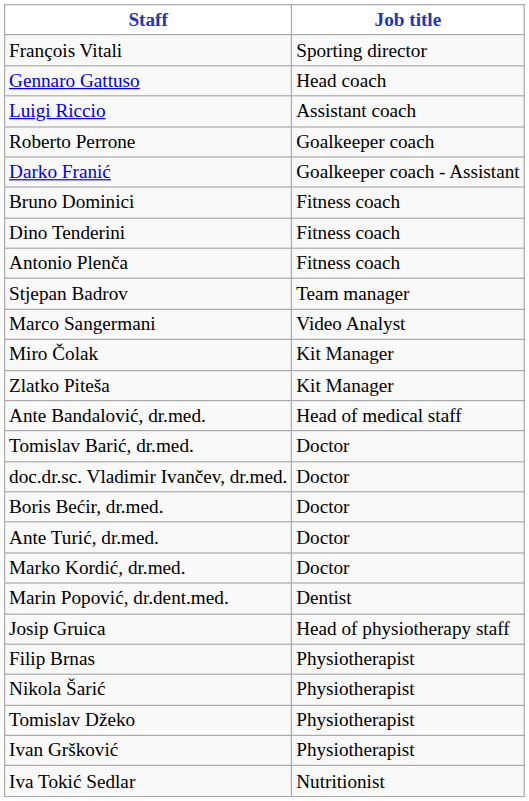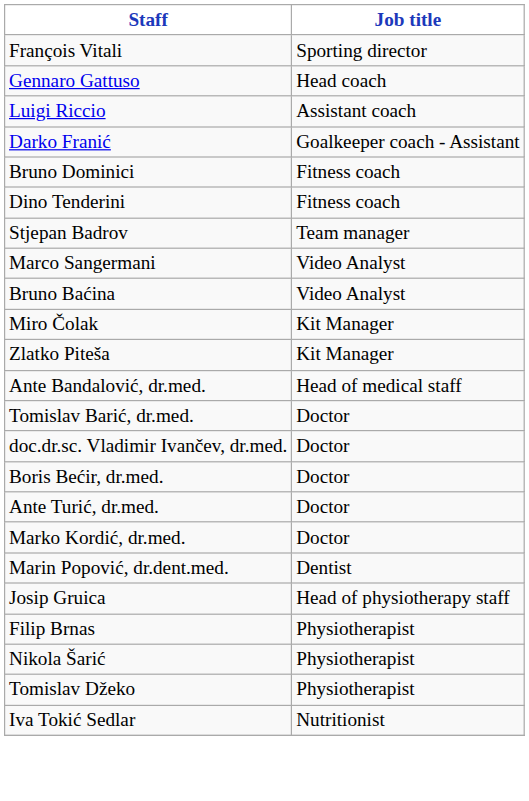- row: (72, 141)
- row: (68, 263)
+ row: (62, 293)
- row: (64, 750)
